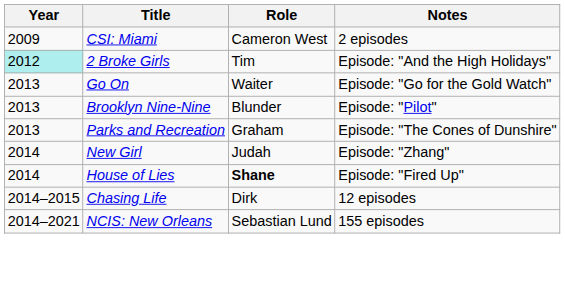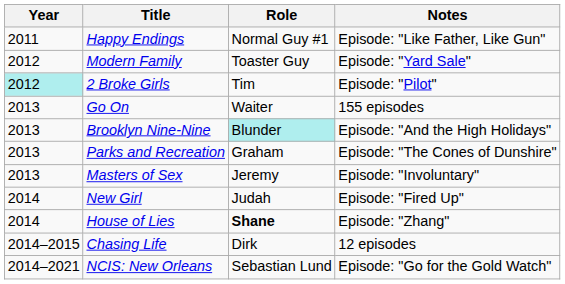- row: (122, 38)
+ row: (135, 38)
+ row: (134, 61)
(445, 61) Episode: "And the High Holidays" -> (387, 84) Episode: "Pilot"
(445, 84) Episode: "Go for the Gold Watch" -> (381, 107) 155 episodes
(256, 107) no background -> (256, 130) paleturquoise background
(387, 107) Episode: "Pilot" -> (445, 130) Episode: "And the High Holidays"
+ row: (135, 175)
(394, 152) Episode: "Zhang" -> (401, 198) Episode: "Fired Up"
(401, 175) Episode: "Fired Up" -> (394, 221) Episode: "Zhang"
(381, 221) 155 episodes -> (445, 267) Episode: "Go for the Gold Watch"
